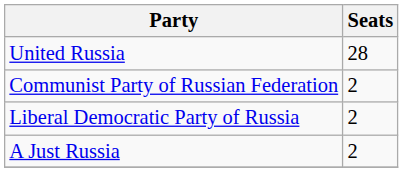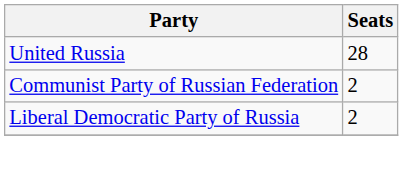- row: (65, 150)
